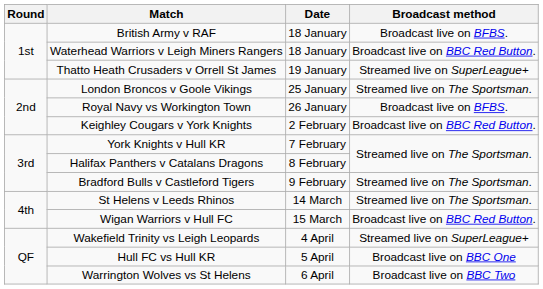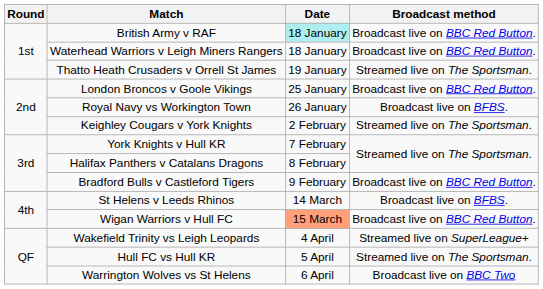(317, 33) no background -> (317, 33) paleturquoise background
(444, 33) Broadcast live on BFBS. -> (444, 33) Broadcast live on BBC Red Button.
(444, 70) Streamed live on SuperLeague+ -> (444, 70) Streamed live on The Sportsman.
(444, 89) Streamed live on The Sportsman. -> (444, 89) Broadcast live on BBC Red Button.
(444, 126) Broadcast live on BBC Red Button. -> (444, 126) Streamed live on The Sportsman.
(444, 182) Streamed live on The Sportsman. -> (444, 182) Broadcast live on BBC Red Button.
(444, 201) Streamed live on The Sportsman. -> (444, 201) Broadcast live on BFBS.
(317, 219) no background -> (317, 219) lightsalmon background
(444, 257) Broadcast live on BBC One -> (444, 257) Streamed live on The Sportsman.
